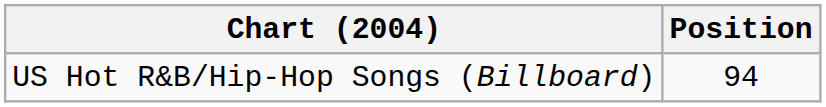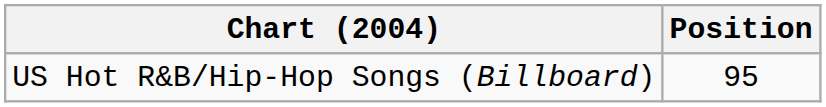(741, 78) 94 -> (741, 78) 95
